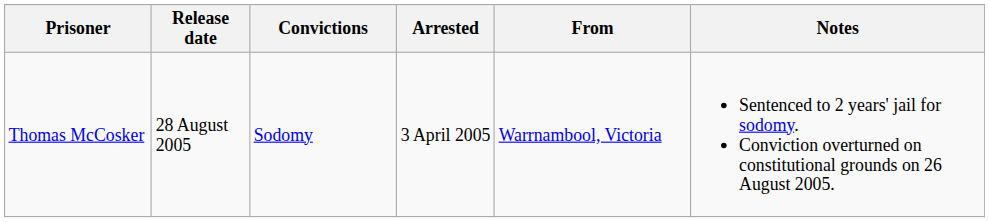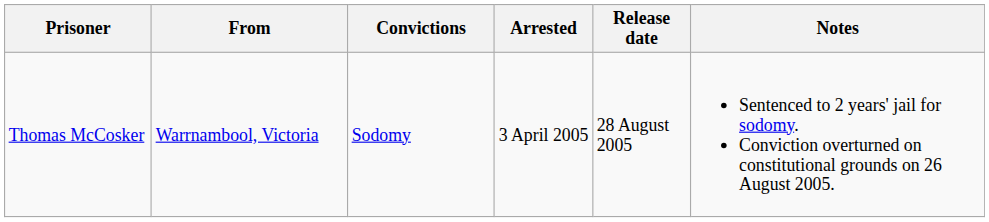columns swapped: (593, 28) <-> (201, 28)
